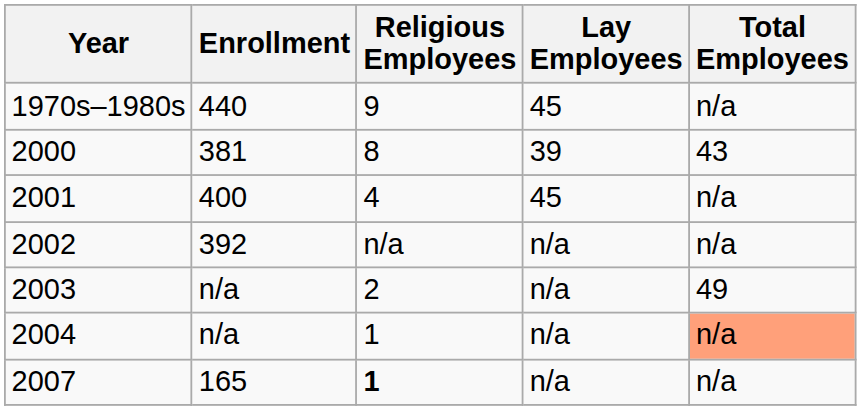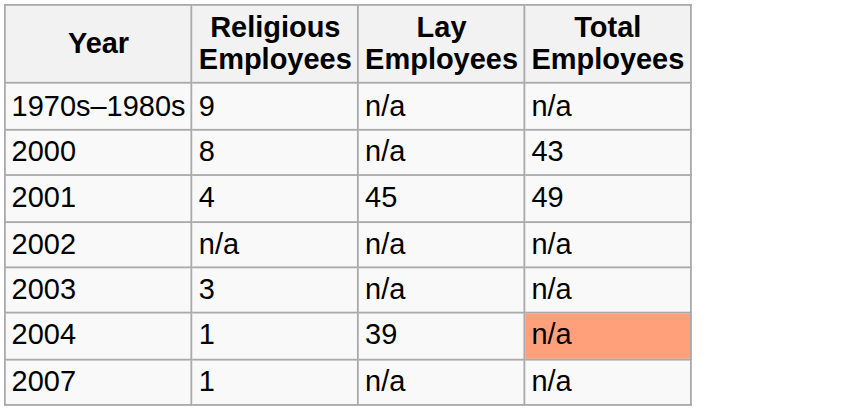- column: (274, 43)
(546, 105) 45 -> (385, 105) n/a
(546, 151) 39 -> (385, 151) n/a
(716, 197) n/a -> (547, 197) 49
(372, 289) 2 -> (207, 289) 3
(712, 289) 49 -> (552, 289) n/a
(550, 335) n/a -> (381, 335) 39
(372, 381) bold -> (207, 381) normal
